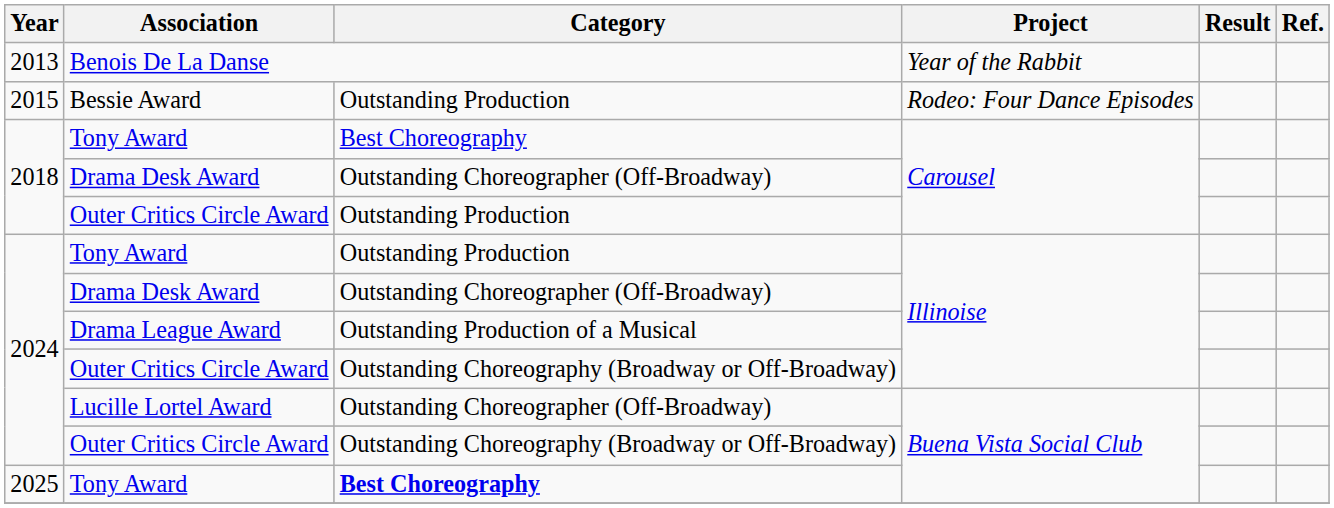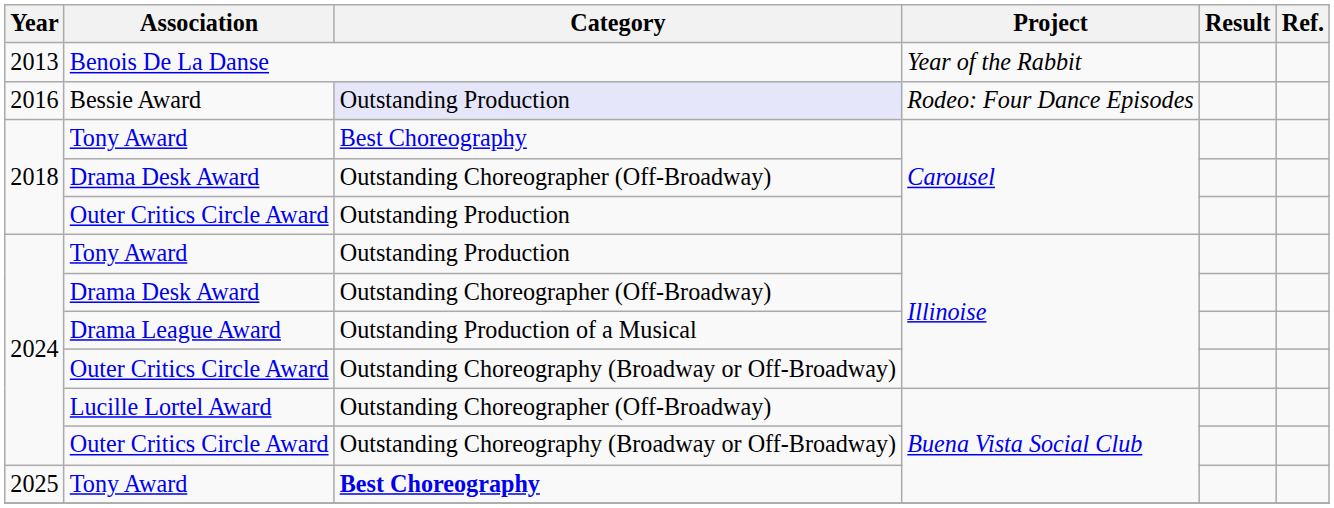(34, 100) 2015 -> (34, 100) 2016
(455, 100) no background -> (455, 100) lavender background
